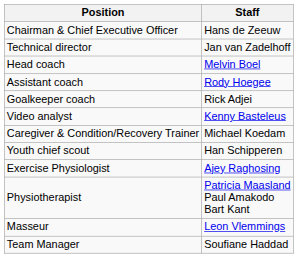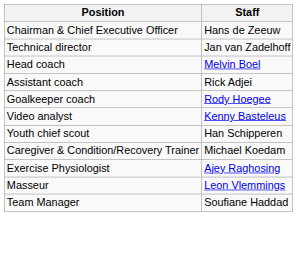(237, 82) Rody Hoegee -> (228, 82) Rick Adjei
(228, 99) Rick Adjei -> (237, 99) Rody Hoegee
rows swapped: (48, 151) <-> (103, 133)
- row: (44, 197)
